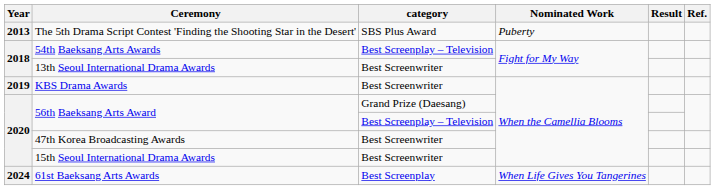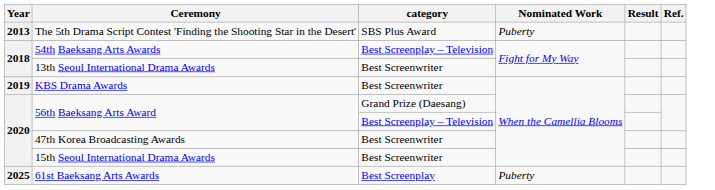(18, 175) 2024 -> (18, 175) 2025
(572, 175) When Life Gives You Tangerines -> (516, 175) Puberty
